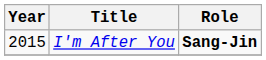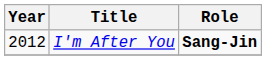(27, 43) 2015 -> (27, 43) 2012
